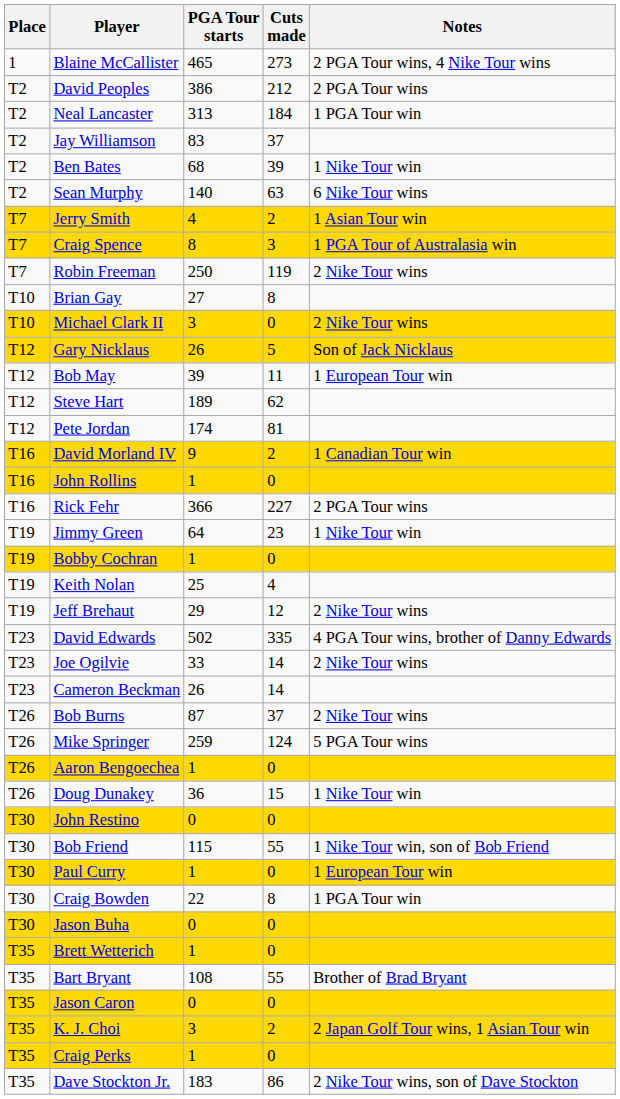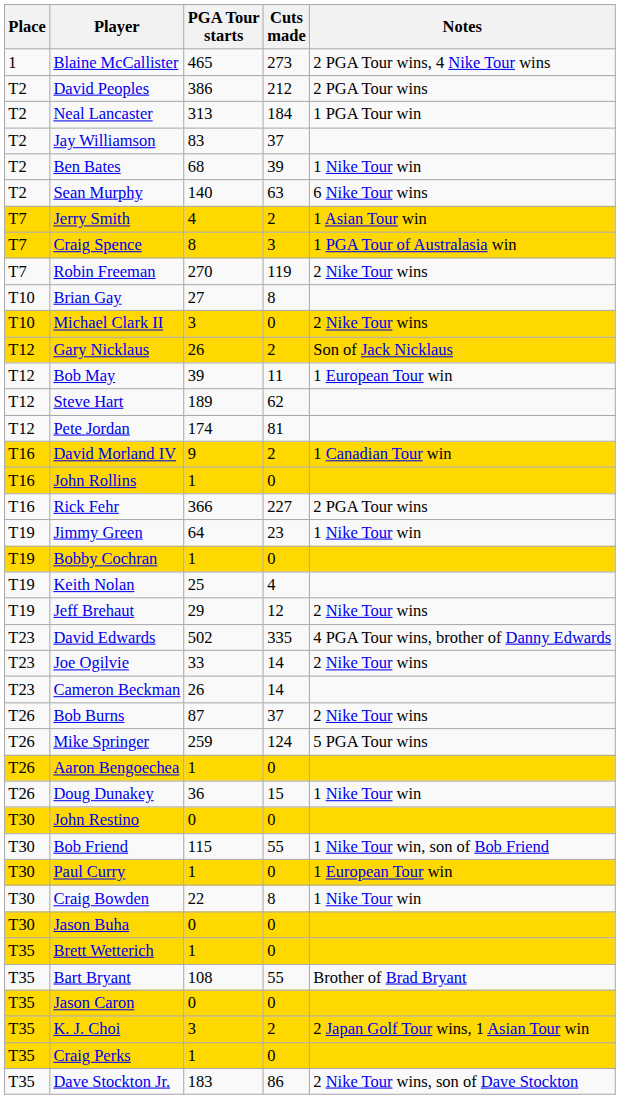(200, 271) 250 -> (200, 271) 270
(271, 349) 5 -> (271, 349) 2
(367, 898) 1 PGA Tour win -> (367, 898) 1 Nike Tour win
